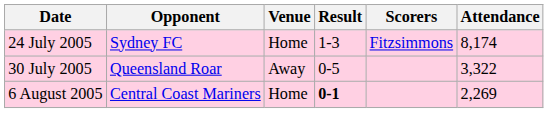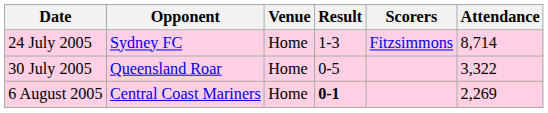(479, 42) 8,174 -> (479, 42) 8,714
(287, 68) Away -> (288, 68) Home
